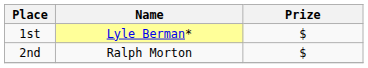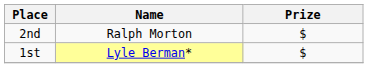rows swapped: (30, 33) <-> (30, 53)
